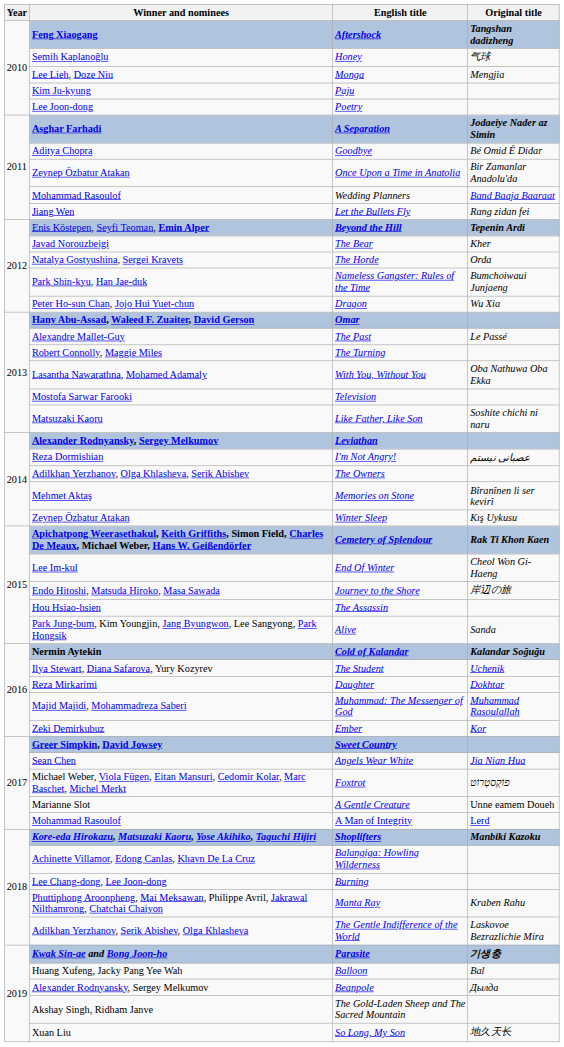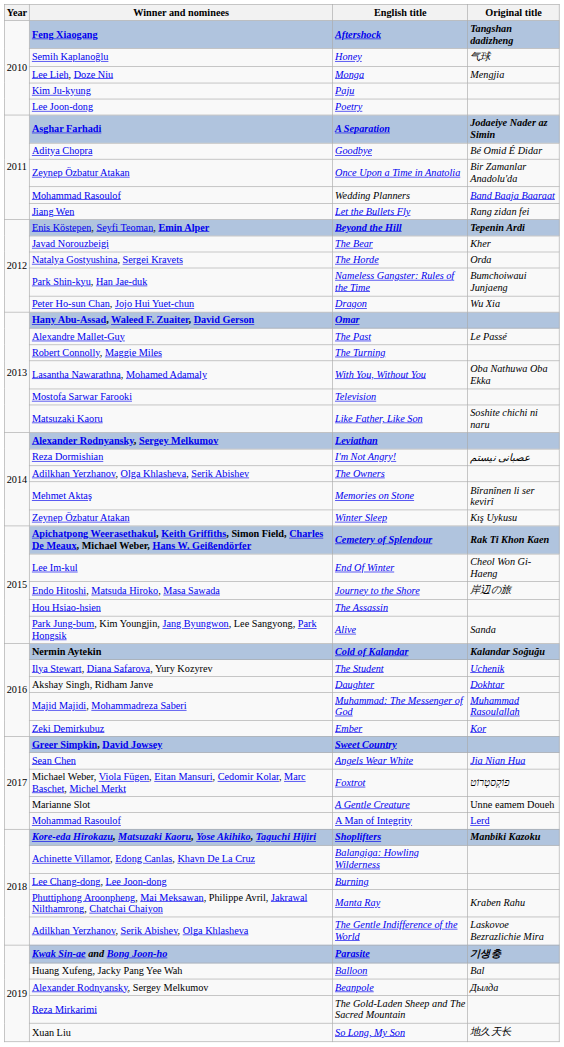(64, 684) Reza Mirkarimi -> (92, 684) Akshay Singh, Ridham Janve
(92, 1009) Akshay Singh, Ridham Janve -> (64, 1009) Reza Mirkarimi
